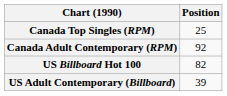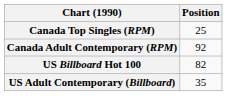(201, 82) 39 -> (201, 82) 35
